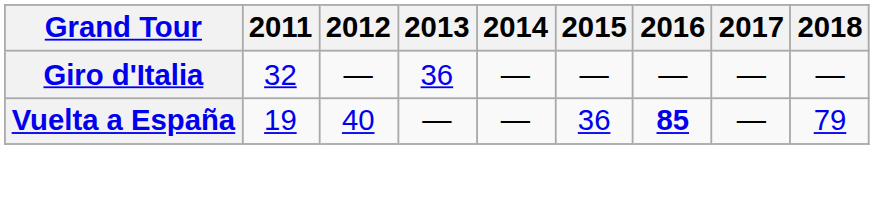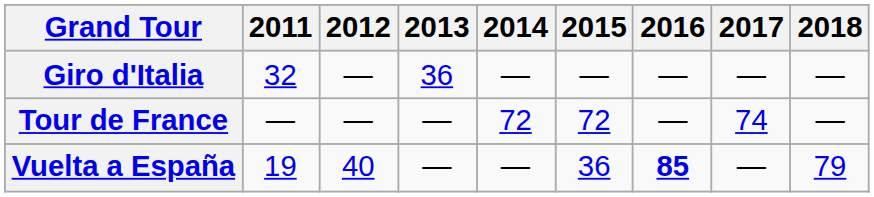+ row: (123, 120)
